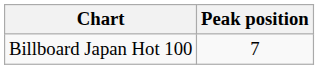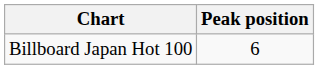(255, 49) 7 -> (255, 49) 6
